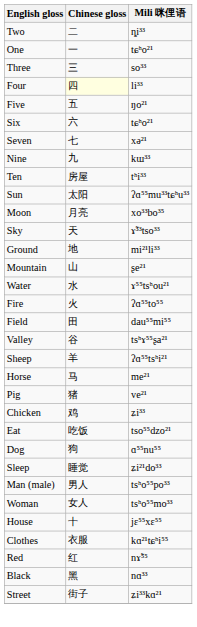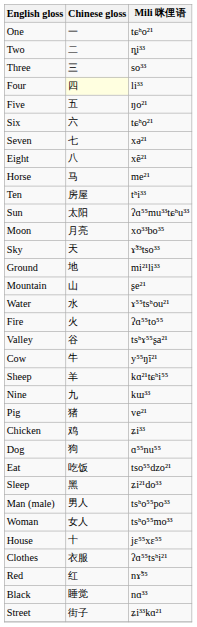rows swapped: (15, 49) <-> (16, 31)
+ row: (18, 158)
rows swapped: (17, 158) <-> (19, 376)
- row: (17, 322)
+ row: (16, 358)
(149, 358) ʔɑ⁵⁵tsʰi²¹ -> (150, 376) kɑ²¹tɕʰi⁵⁵
rows swapped: (16, 449) <-> (14, 431)
(78, 467) 睡觉 -> (73, 485) 黑
(150, 540) kɑ²¹tɕʰi⁵⁵ -> (149, 558) ʔɑ⁵⁵tsʰi²¹
(73, 576) 黑 -> (78, 594) 睡觉
